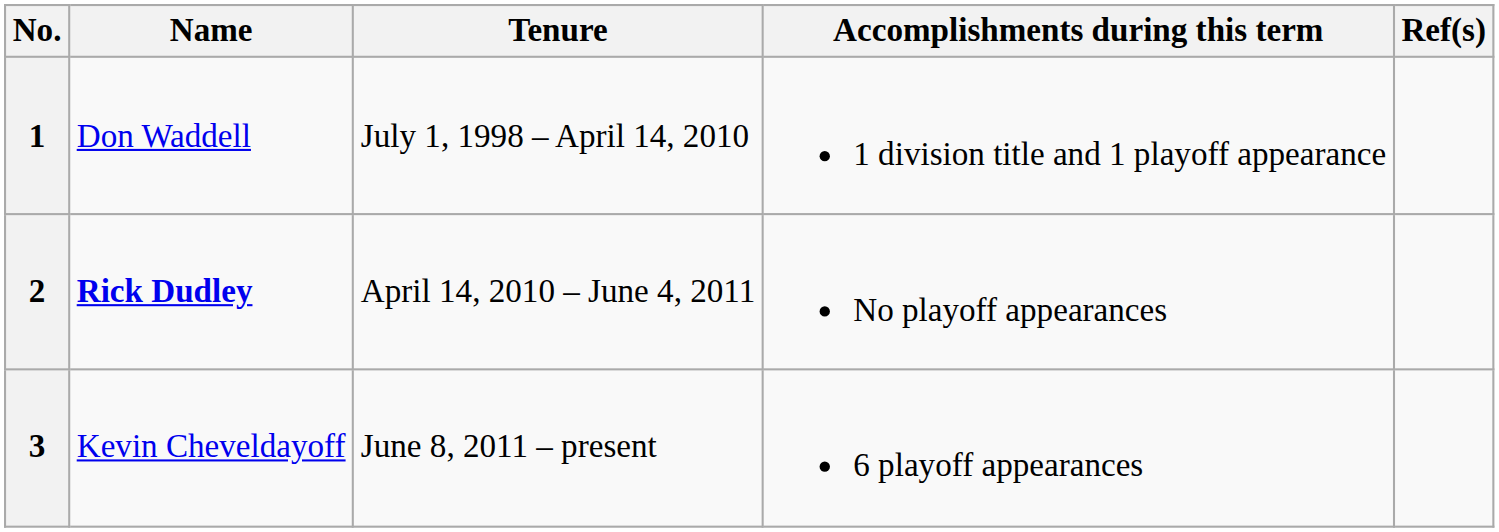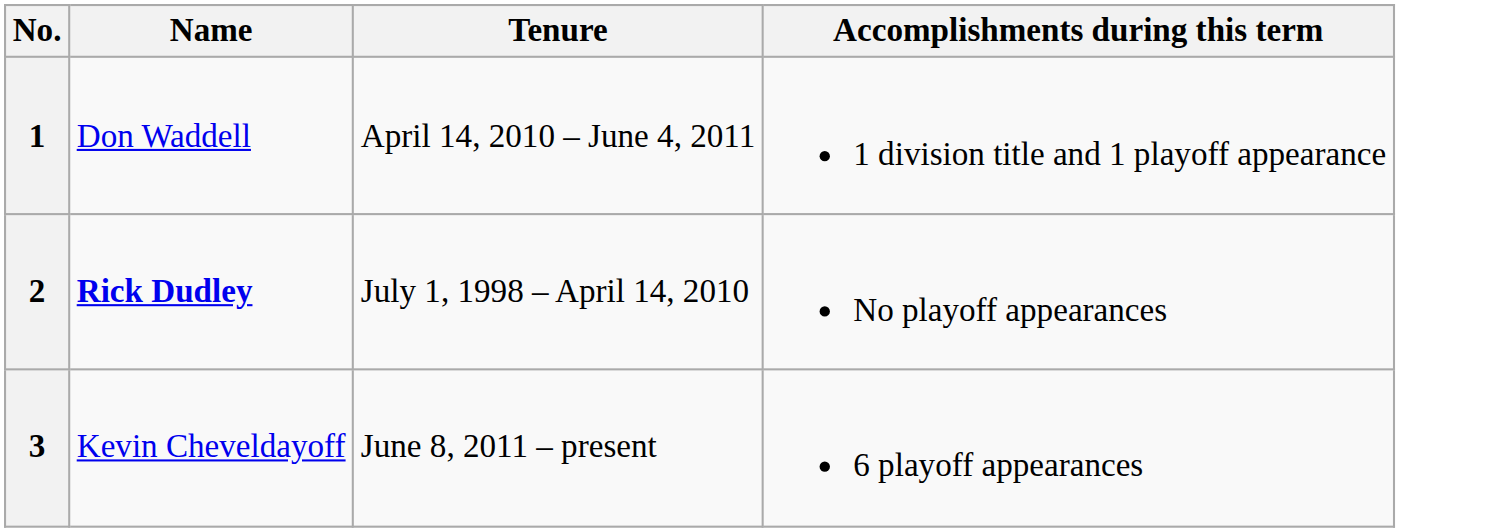- column: (1444, 30)
(555, 135) July 1, 1998 – April 14, 2010 -> (558, 135) April 14, 2010 – June 4, 2011
(558, 291) April 14, 2010 – June 4, 2011 -> (555, 291) July 1, 1998 – April 14, 2010
